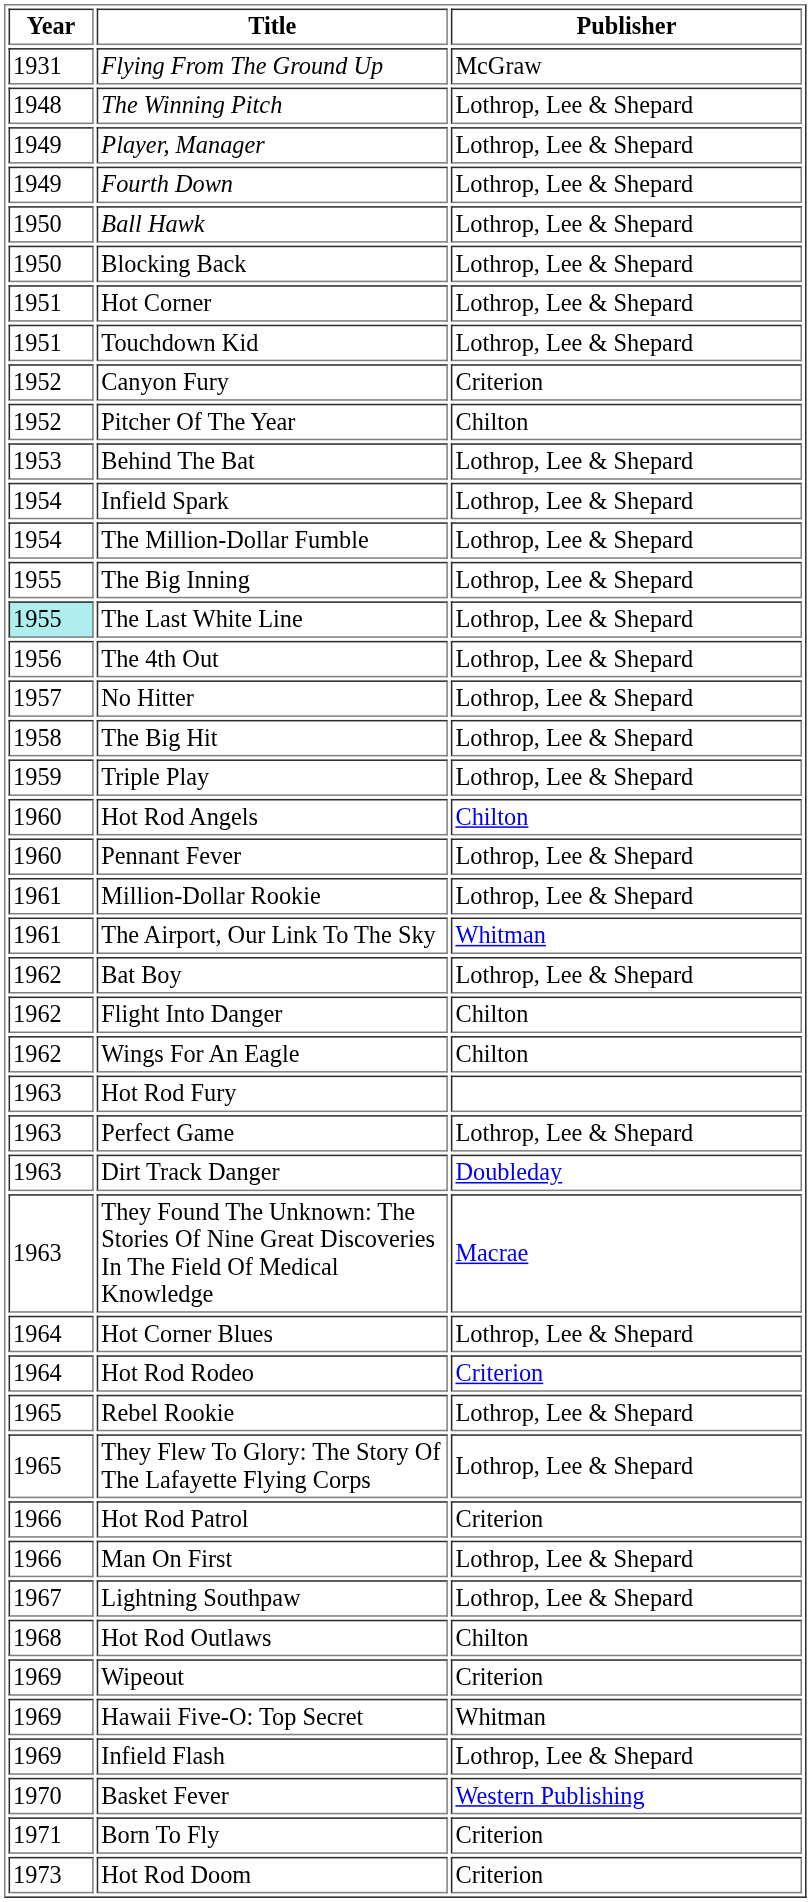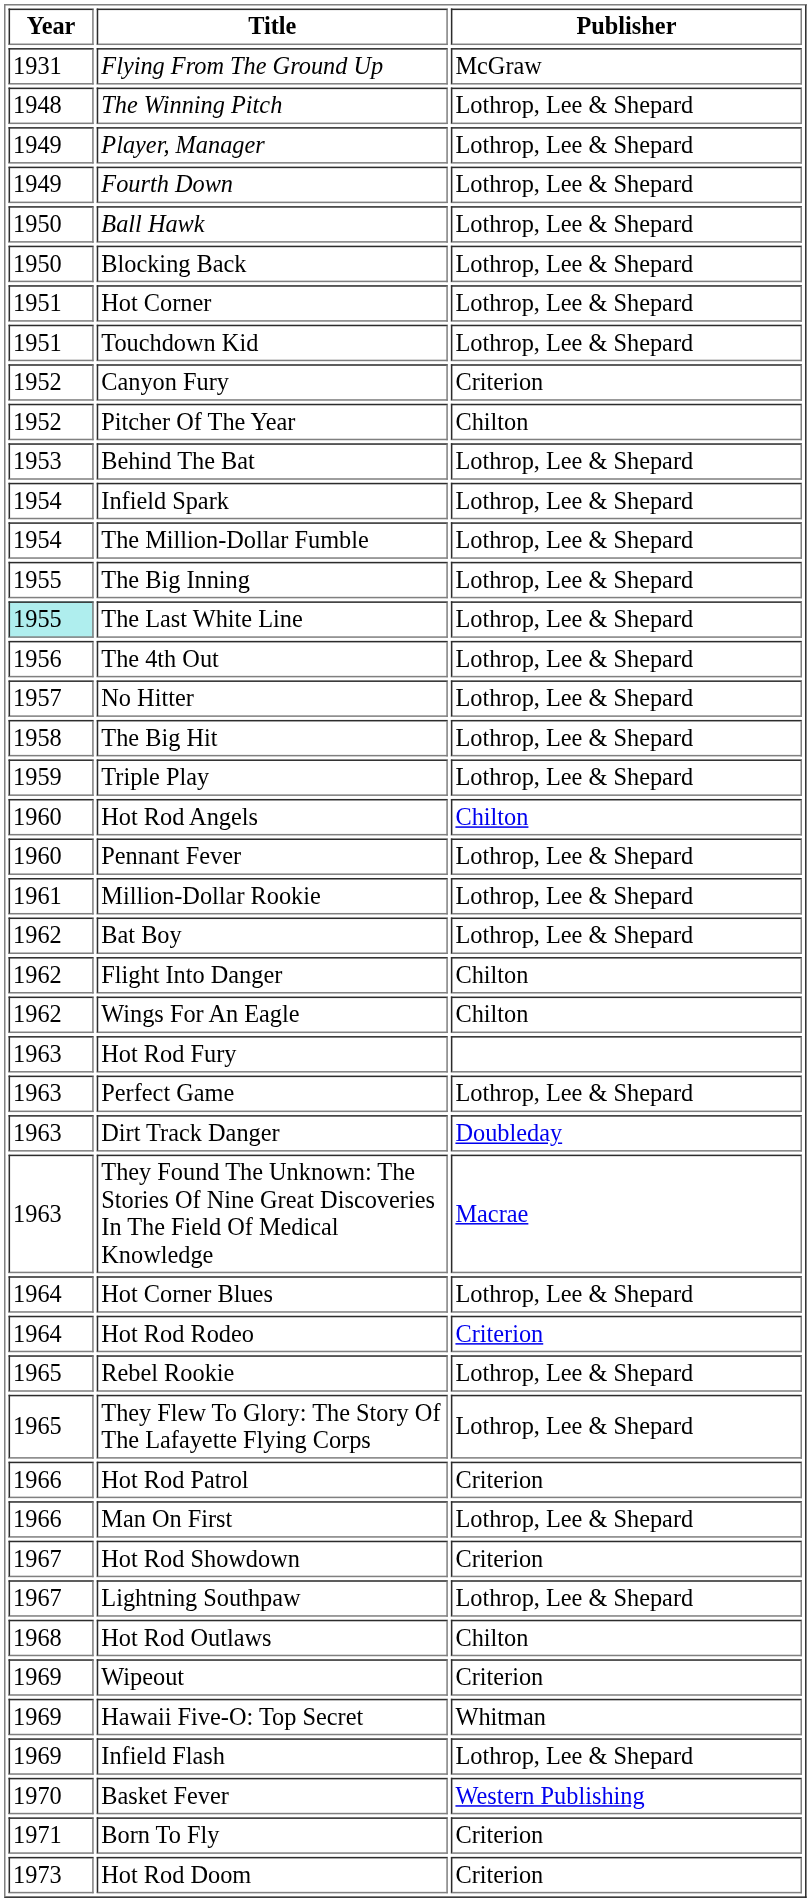- row: (269, 935)
+ row: (201, 1558)
